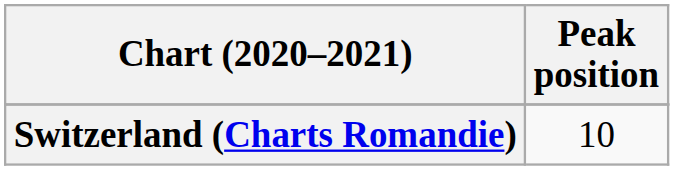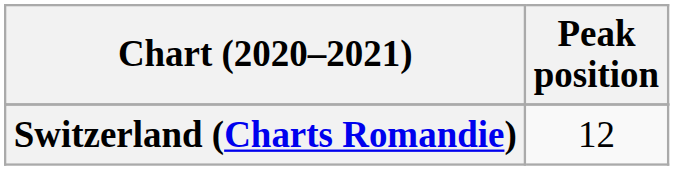(596, 134) 10 -> (596, 134) 12
